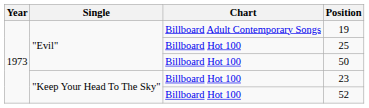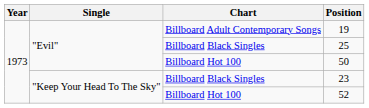(203, 45) Billboard Hot 100 -> (215, 45) Billboard Black Singles
(203, 78) Billboard Hot 100 -> (215, 78) Billboard Black Singles
